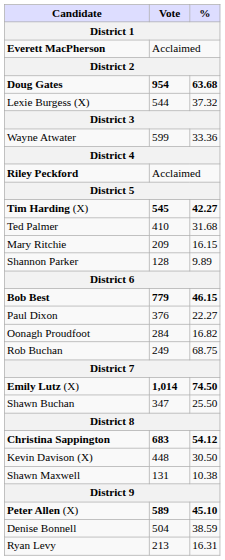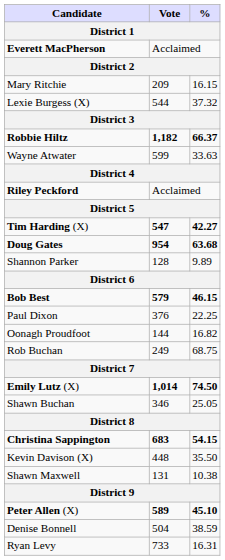rows swapped: (35, 84) <-> (37, 244)
+ row: (37, 137)
(205, 137) 33.36 -> (205, 155) 33.63
(160, 208) 545 -> (160, 226) 547
- row: (33, 226)
(160, 297) 779 -> (160, 297) 579
(205, 315) 22.27 -> (205, 315) 22.25
(160, 333) 284 -> (160, 333) 144
(160, 404) 347 -> (160, 404) 346
(205, 404) 25.50 -> (205, 404) 25.05
(205, 439) 54.12 -> (205, 439) 54.15
(205, 457) 30.50 -> (205, 457) 35.50
(160, 546) 213 -> (160, 546) 733
